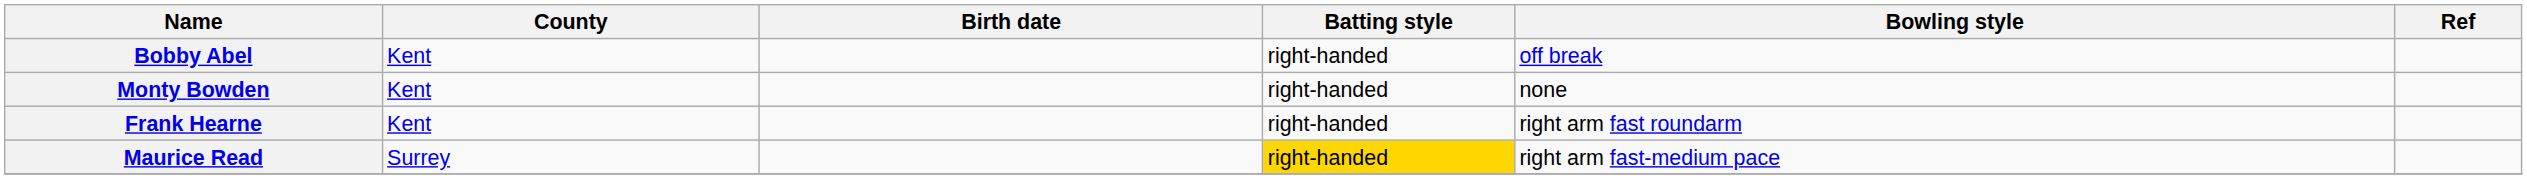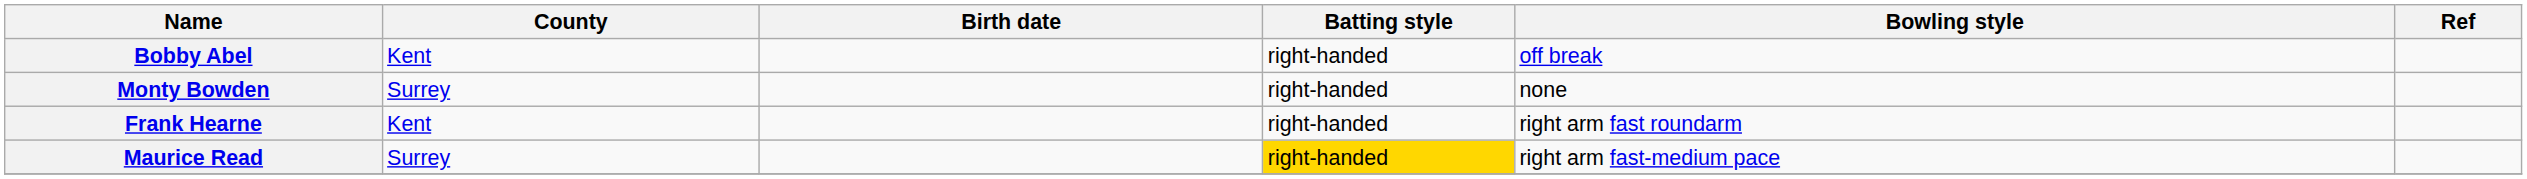(409, 90) Kent -> (419, 90) Surrey
